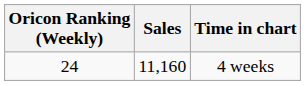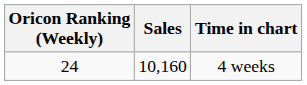(162, 66) 11,160 -> (163, 66) 10,160
